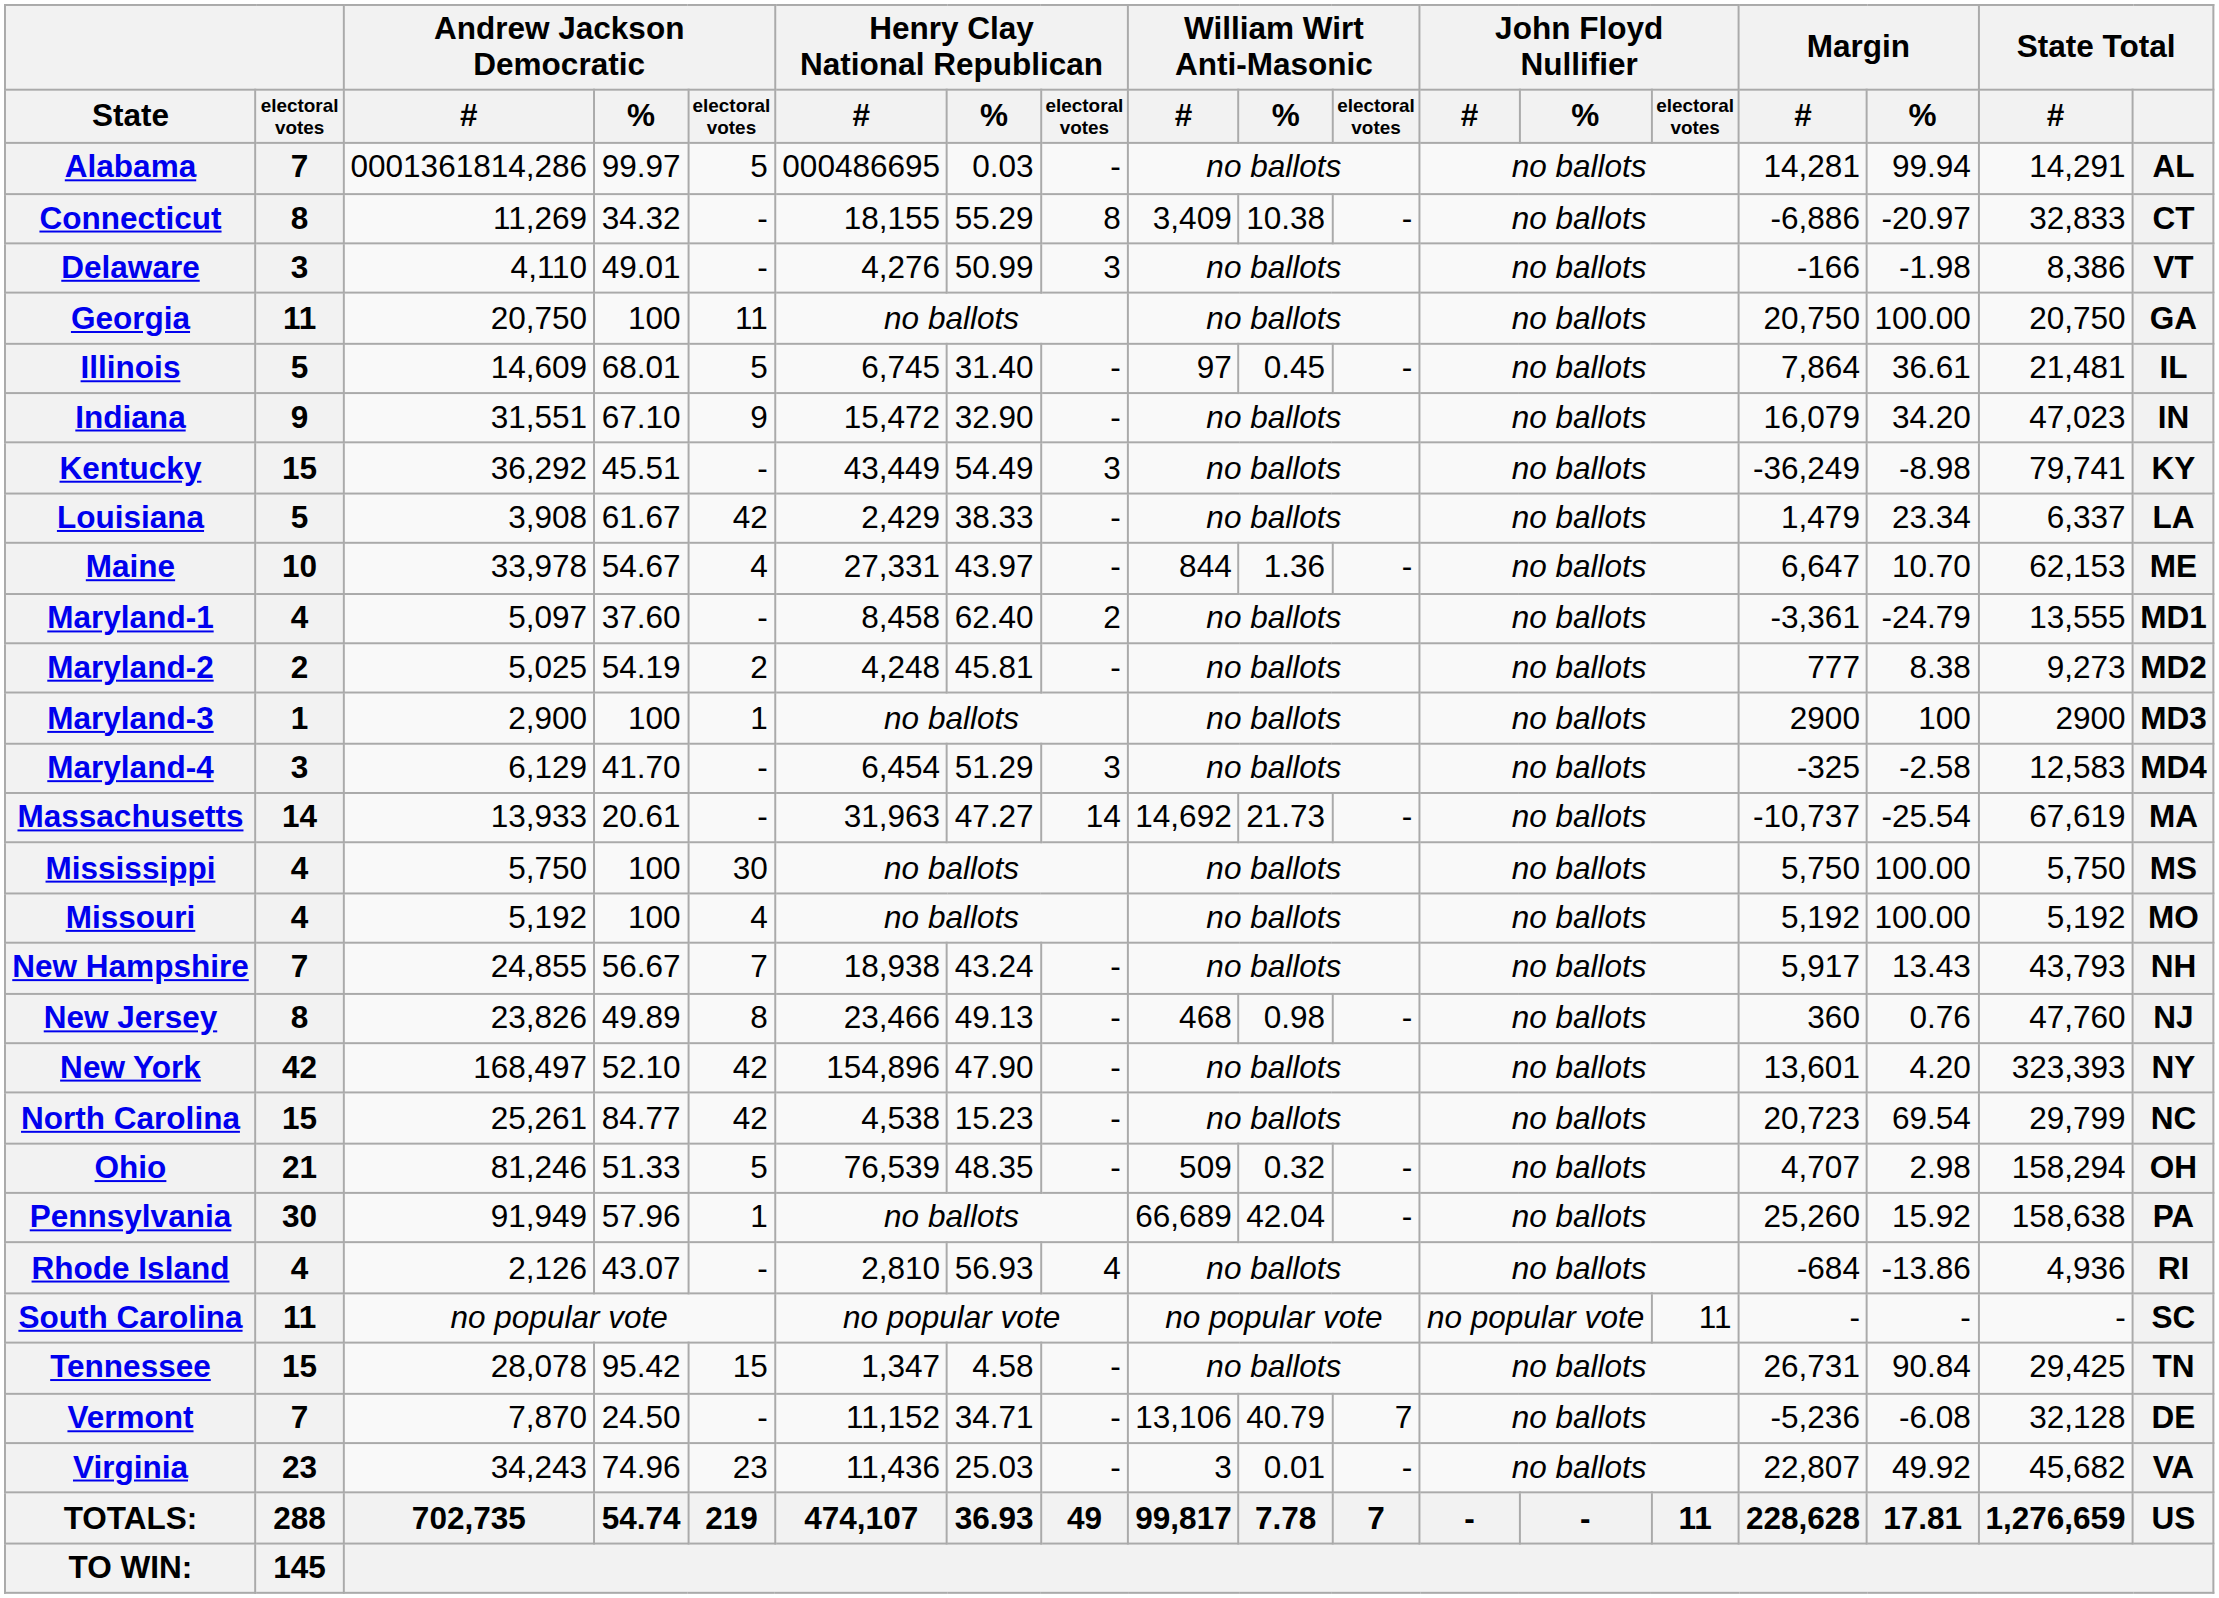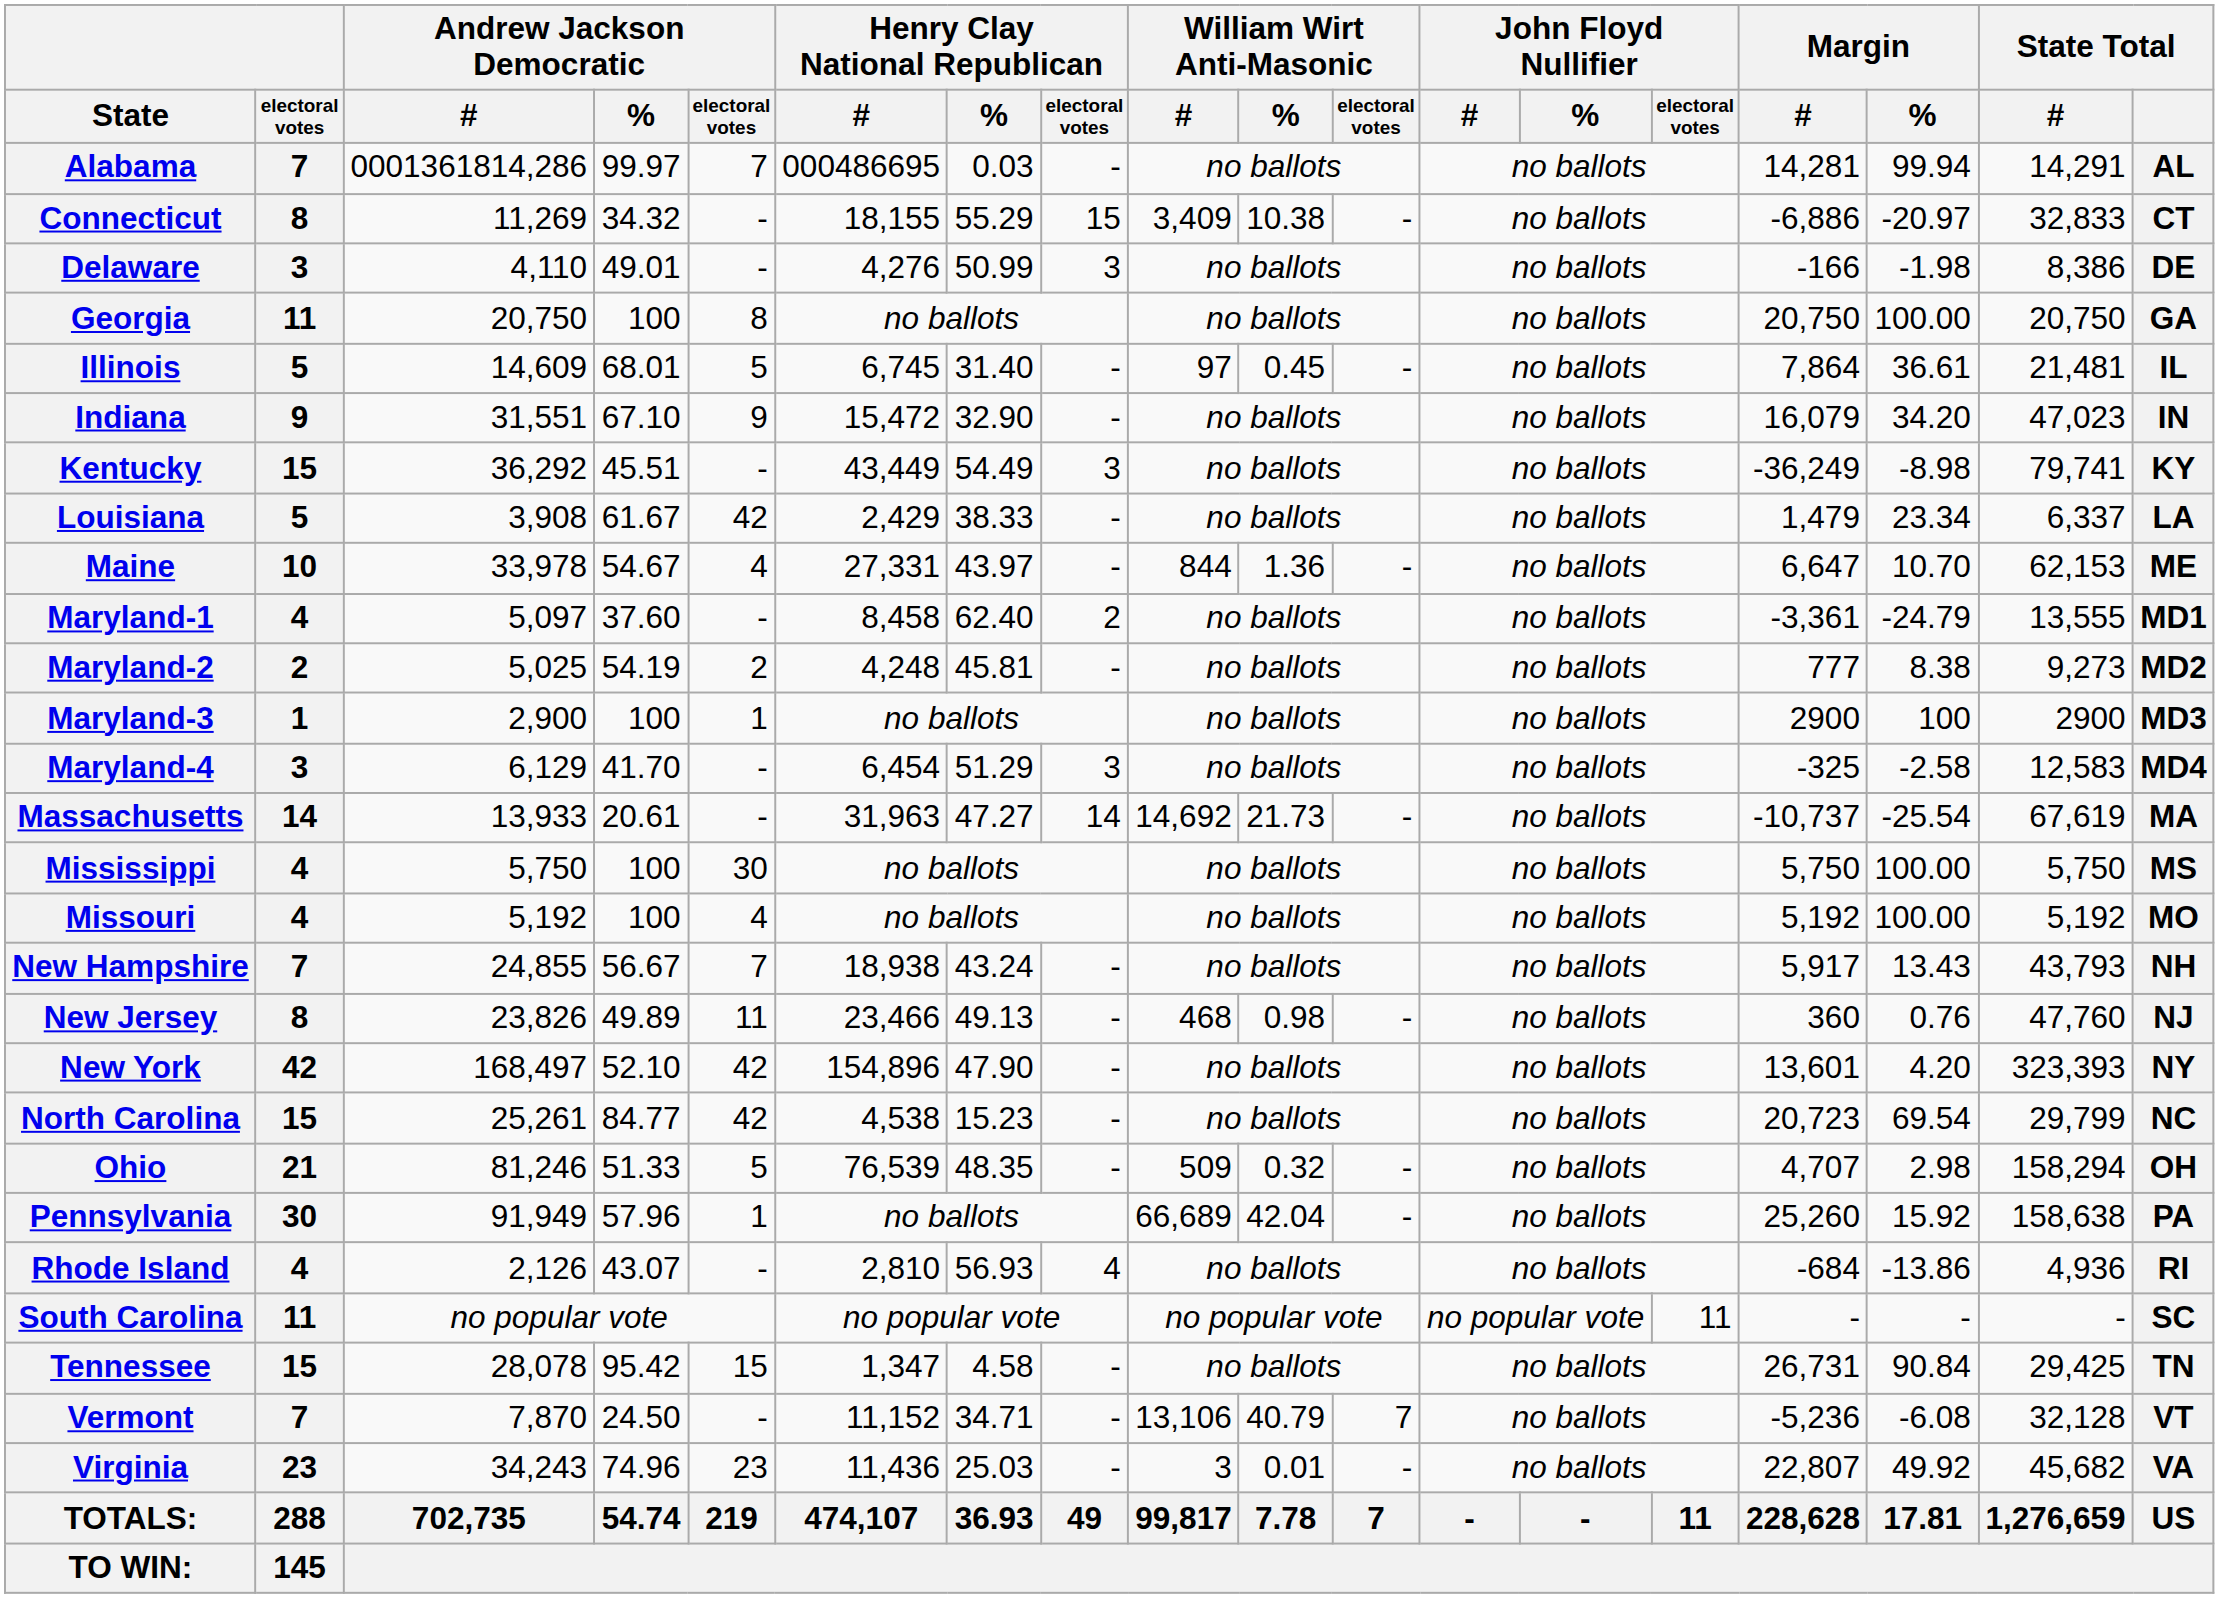(759, 167) 5 -> (759, 167) 7
(1112, 217) 8 -> (1103, 217) 15
(2173, 267) VT -> (2173, 267) DE
(751, 317) 11 -> (759, 317) 8
(759, 1017) 8 -> (751, 1017) 11
(2173, 1417) DE -> (2173, 1417) VT
